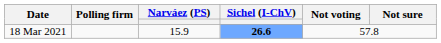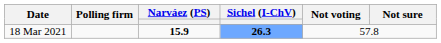(179, 32) normal -> (179, 32) bold
(261, 32) 26.6 -> (261, 32) 26.3
